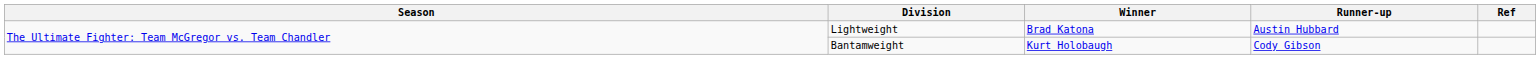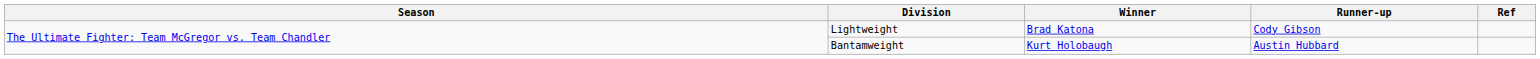(1296, 29) Austin Hubbard -> (1287, 29) Cody Gibson
(1287, 46) Cody Gibson -> (1296, 46) Austin Hubbard
